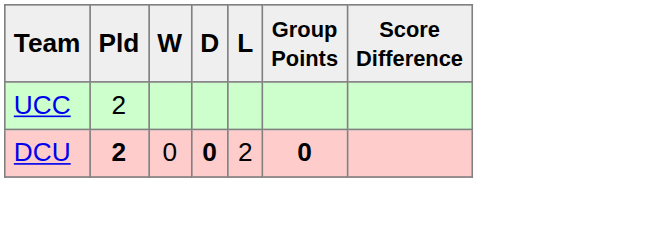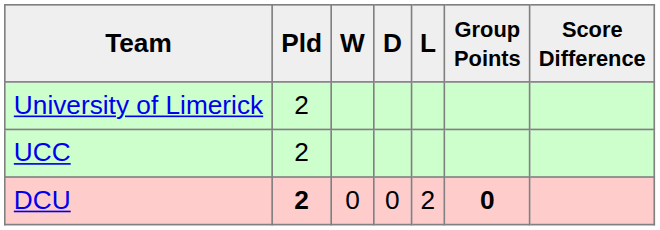+ row: (139, 105)
(210, 152) bold -> (392, 200) normal
